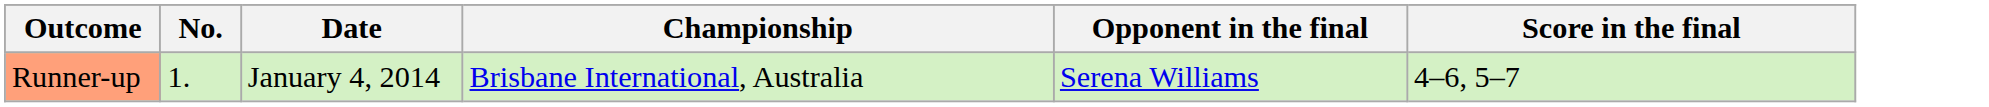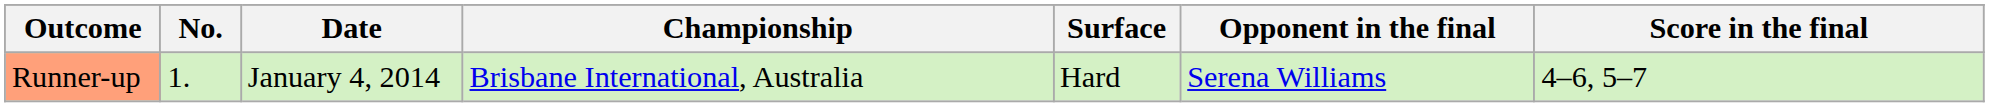+ column: (1117, 28)
